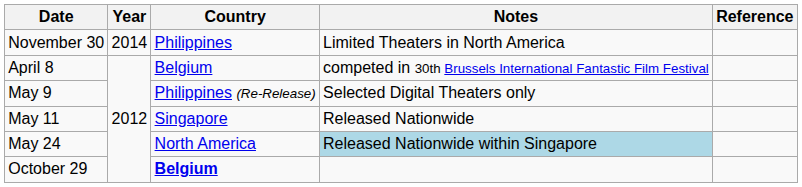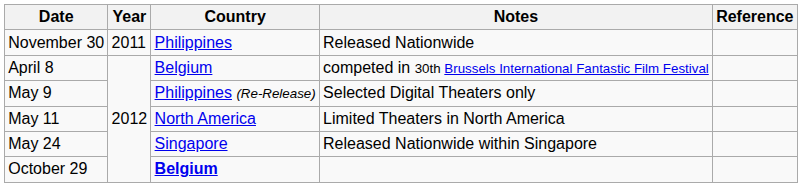(129, 42) 2014 -> (129, 42) 2011
(444, 42) Limited Theaters in North America -> (399, 42) Released Nationwide
(191, 118) Singapore -> (205, 118) North America
(399, 118) Released Nationwide -> (444, 118) Limited Theaters in North America
(205, 144) North America -> (191, 144) Singapore
(460, 144) lightblue background -> (460, 144) no background
